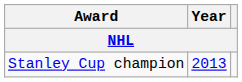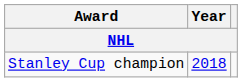(209, 64) 2013 -> (209, 64) 2018
